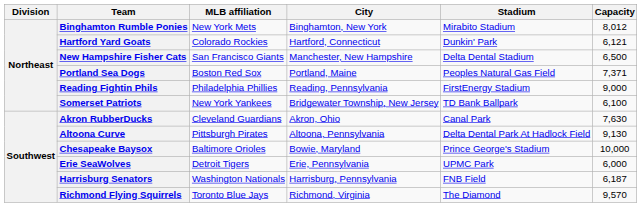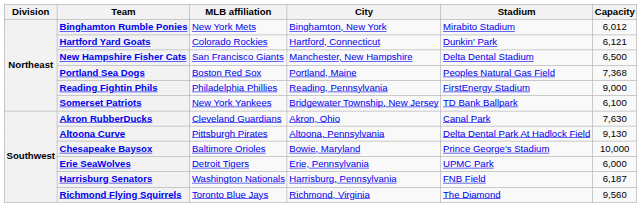(615, 27) 8,012 -> (615, 27) 6,012
(615, 73) 7,371 -> (615, 73) 7,368
(615, 194) 9,570 -> (615, 194) 9,560
